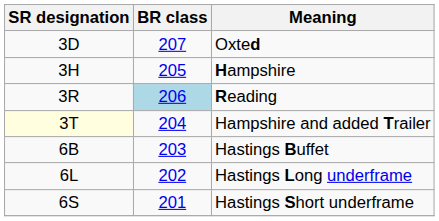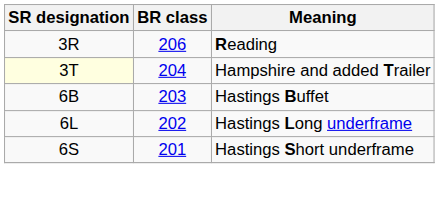- row: (238, 44)
- row: (255, 70)
(172, 96) lightblue background -> (172, 44) no background
